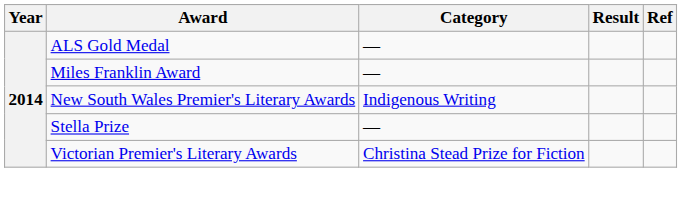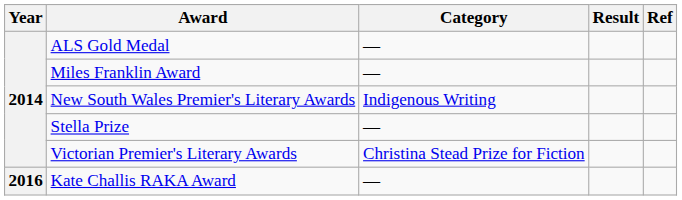+ row: (143, 180)
